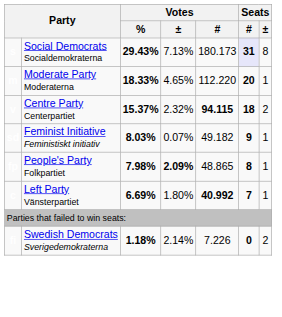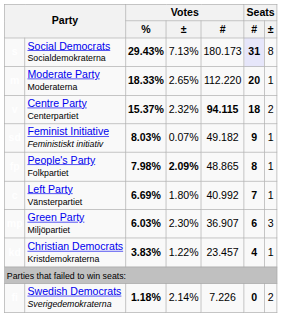(178, 80) 4.65% -> (184, 80) 2.65%
(217, 195) bold -> (223, 195) normal
+ row: (15, 224)
+ row: (15, 252)
